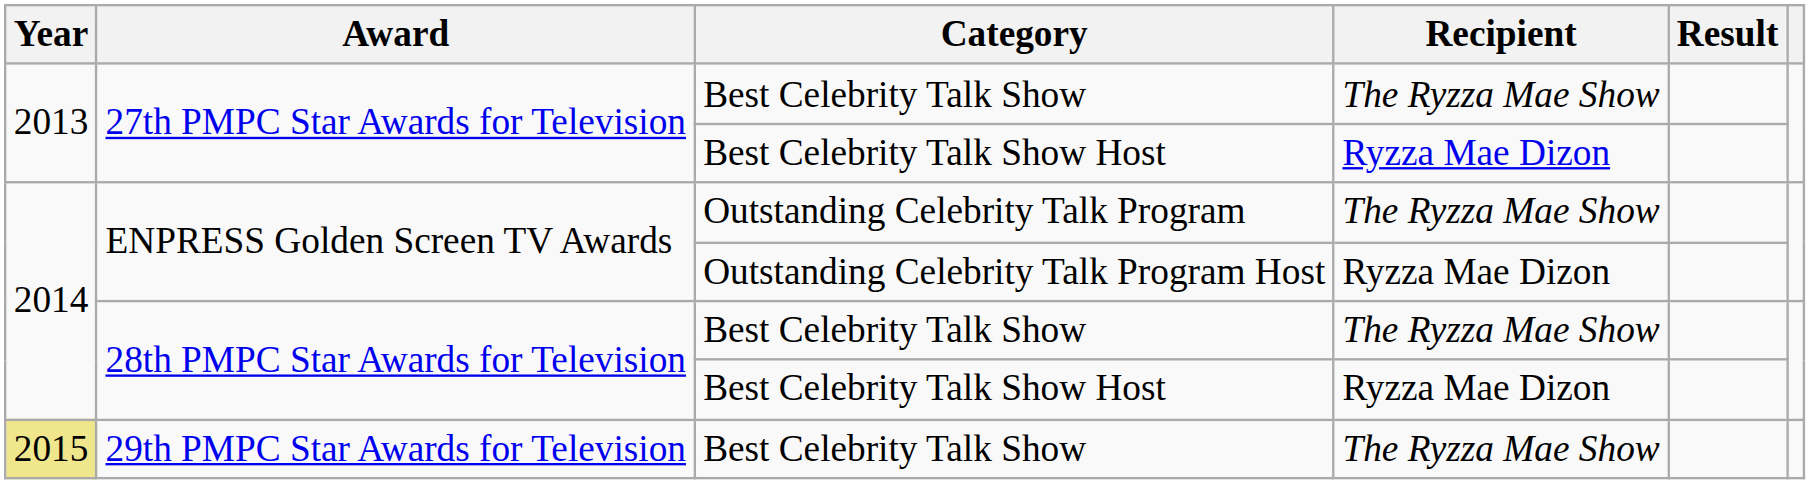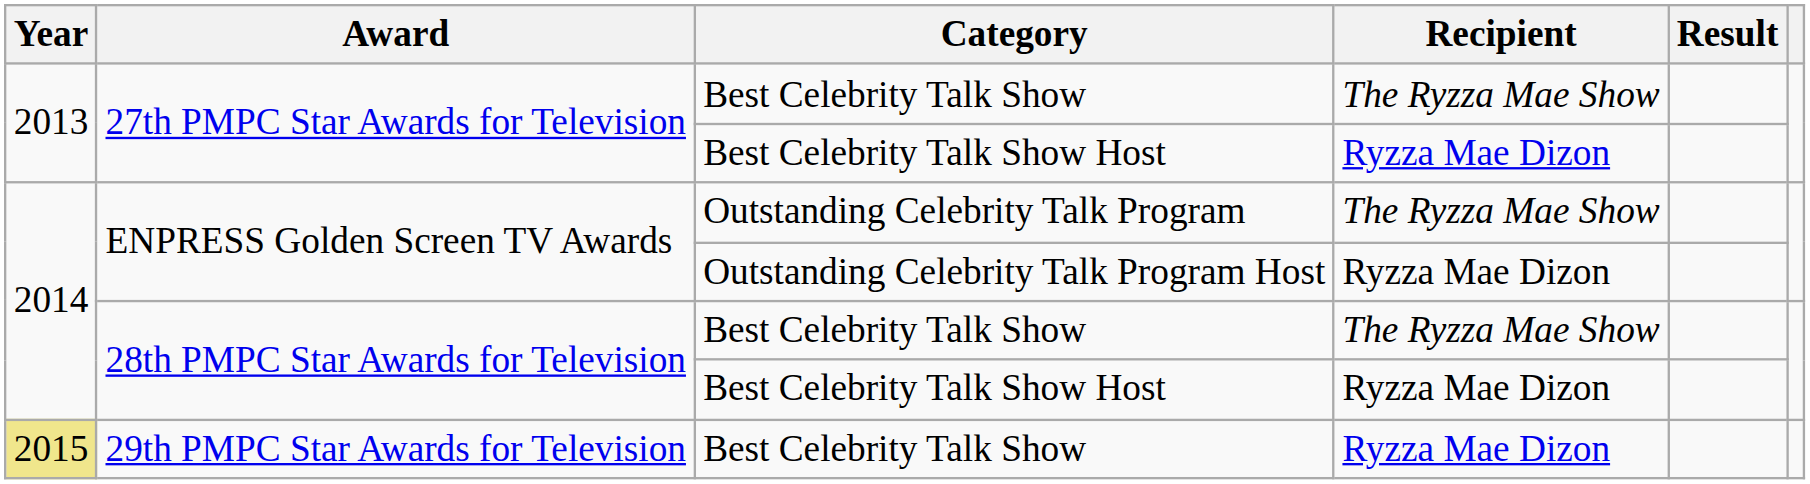(1501, 447) The Ryzza Mae Show -> (1476, 447) Ryzza Mae Dizon
